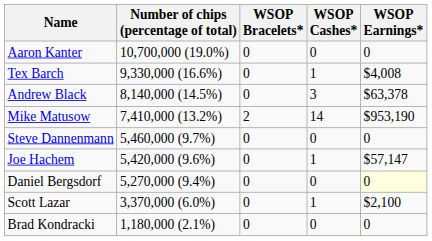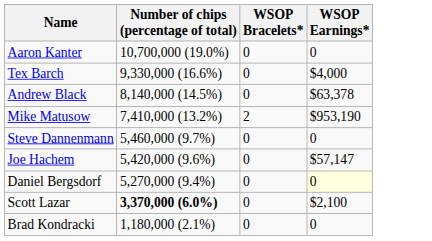- column: (334, 22)
(382, 73) $4,008 -> (328, 73) $4,000
(168, 203) normal -> (169, 203) bold
